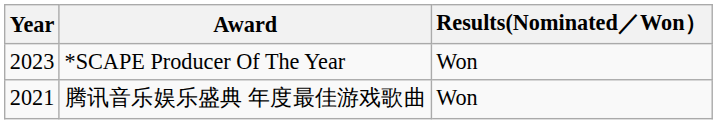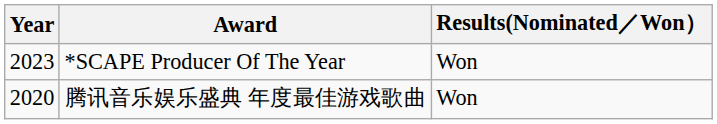(32, 98) 2021 -> (32, 98) 2020
